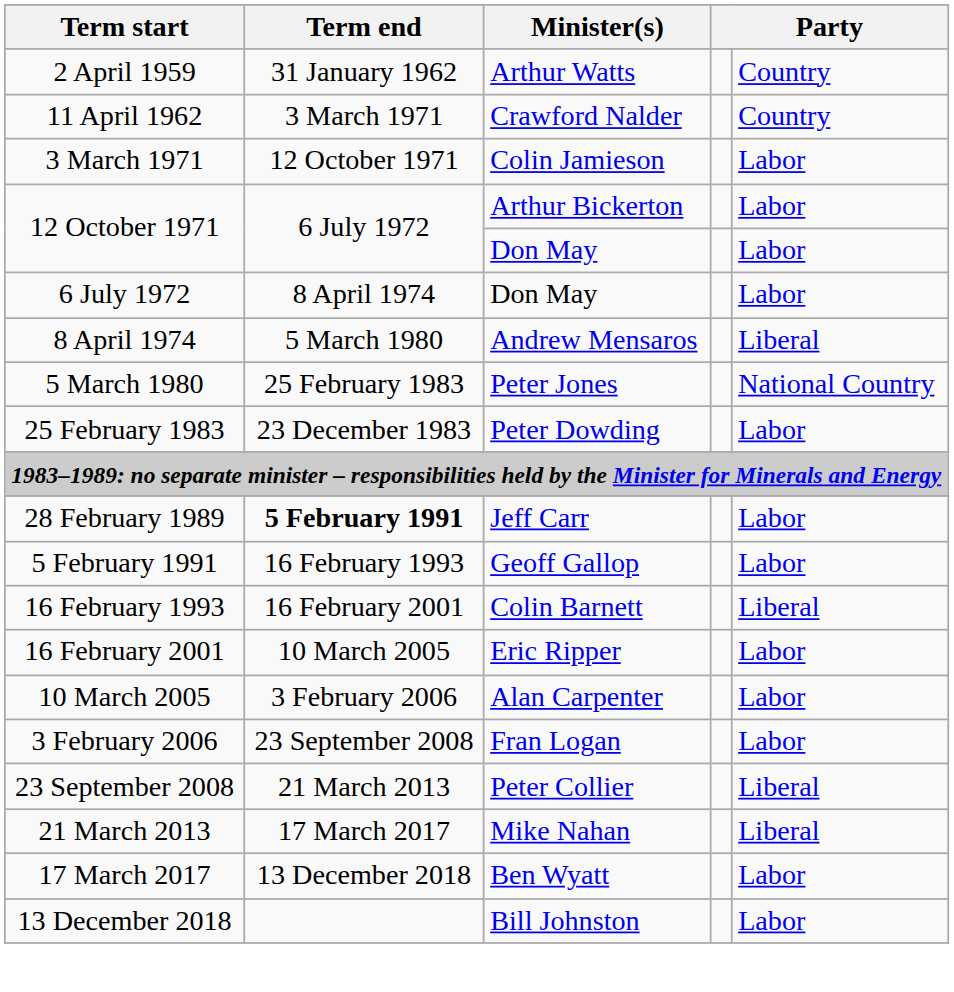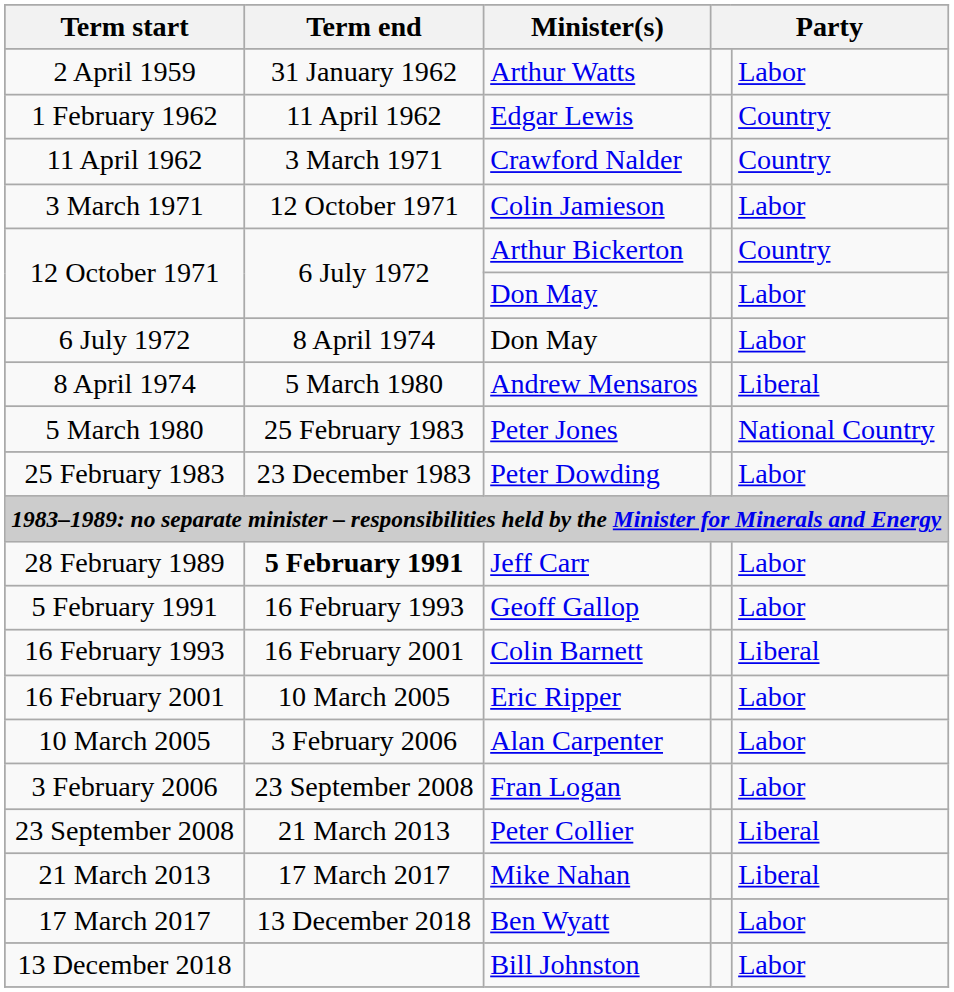(784, 71) Country -> (772, 71) Labor
+ row: (125, 116)
(772, 205) Labor -> (784, 250) Country
